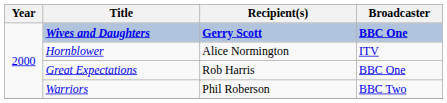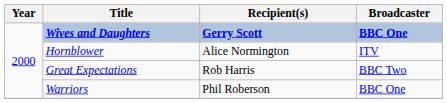(382, 70) BBC One -> (383, 70) BBC Two
(383, 88) BBC Two -> (382, 88) BBC One
